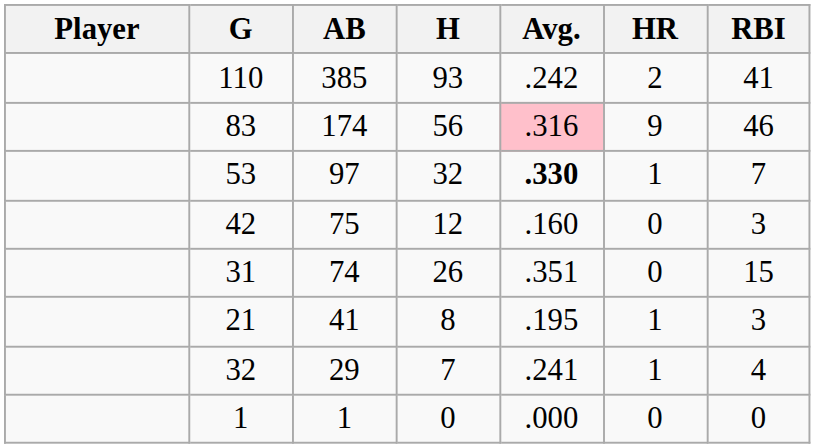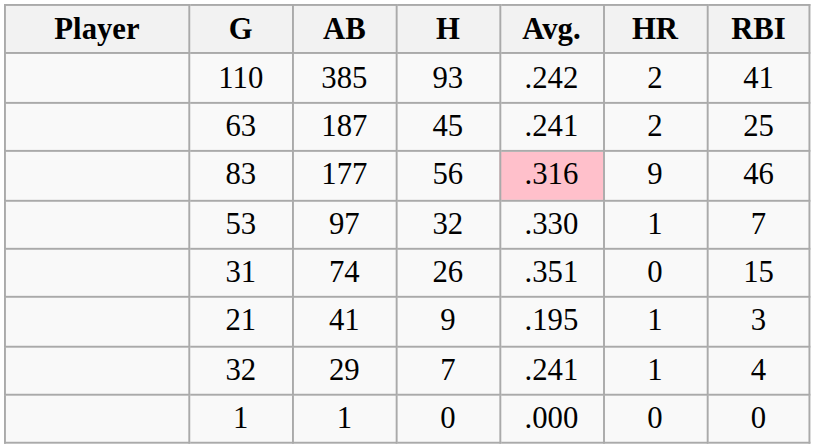+ row: (241, 126)
(344, 126) 174 -> (344, 175) 177
(551, 175) bold -> (551, 223) normal
- row: (241, 223)
(448, 321) 8 -> (448, 321) 9
